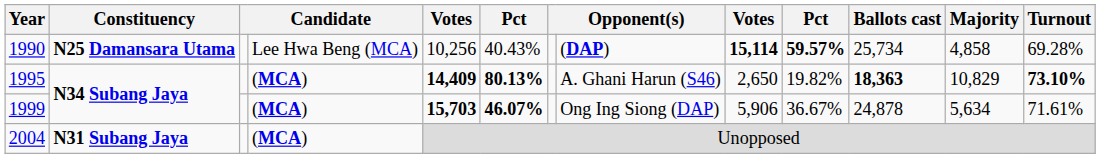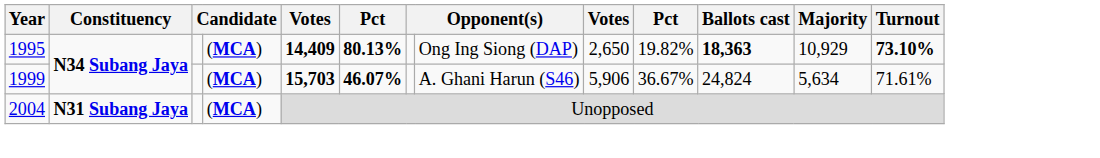- row: (27, 49)
(640, 79) A. Ghani Harun (S46) -> (498, 49) Ong Ing Siong (DAP)
(975, 79) 10,829 -> (823, 49) 10,929
(640, 108) Ong Ing Siong (DAP) -> (499, 79) A. Ghani Harun (S46)
(878, 108) 24,878 -> (727, 79) 24,824
